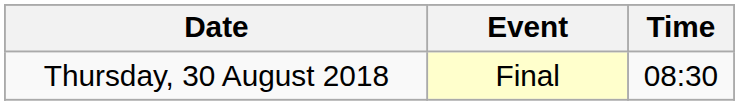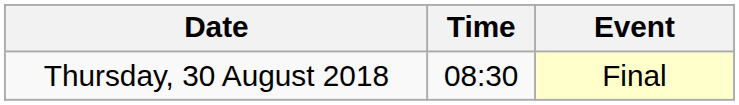columns swapped: (681, 28) <-> (528, 28)
